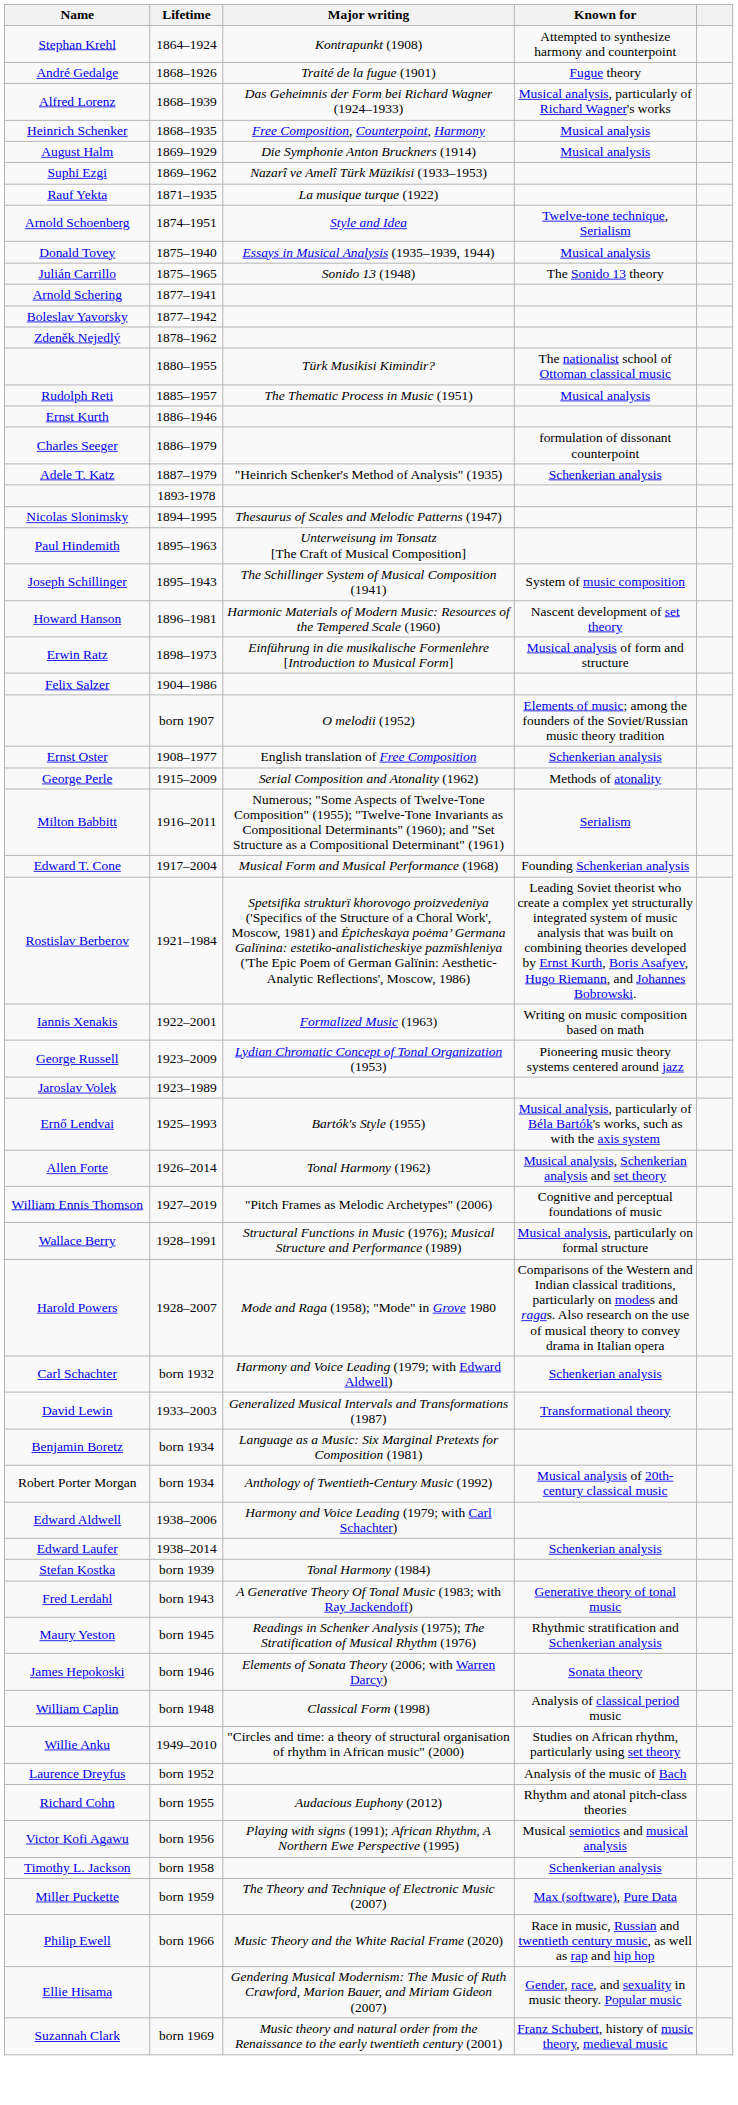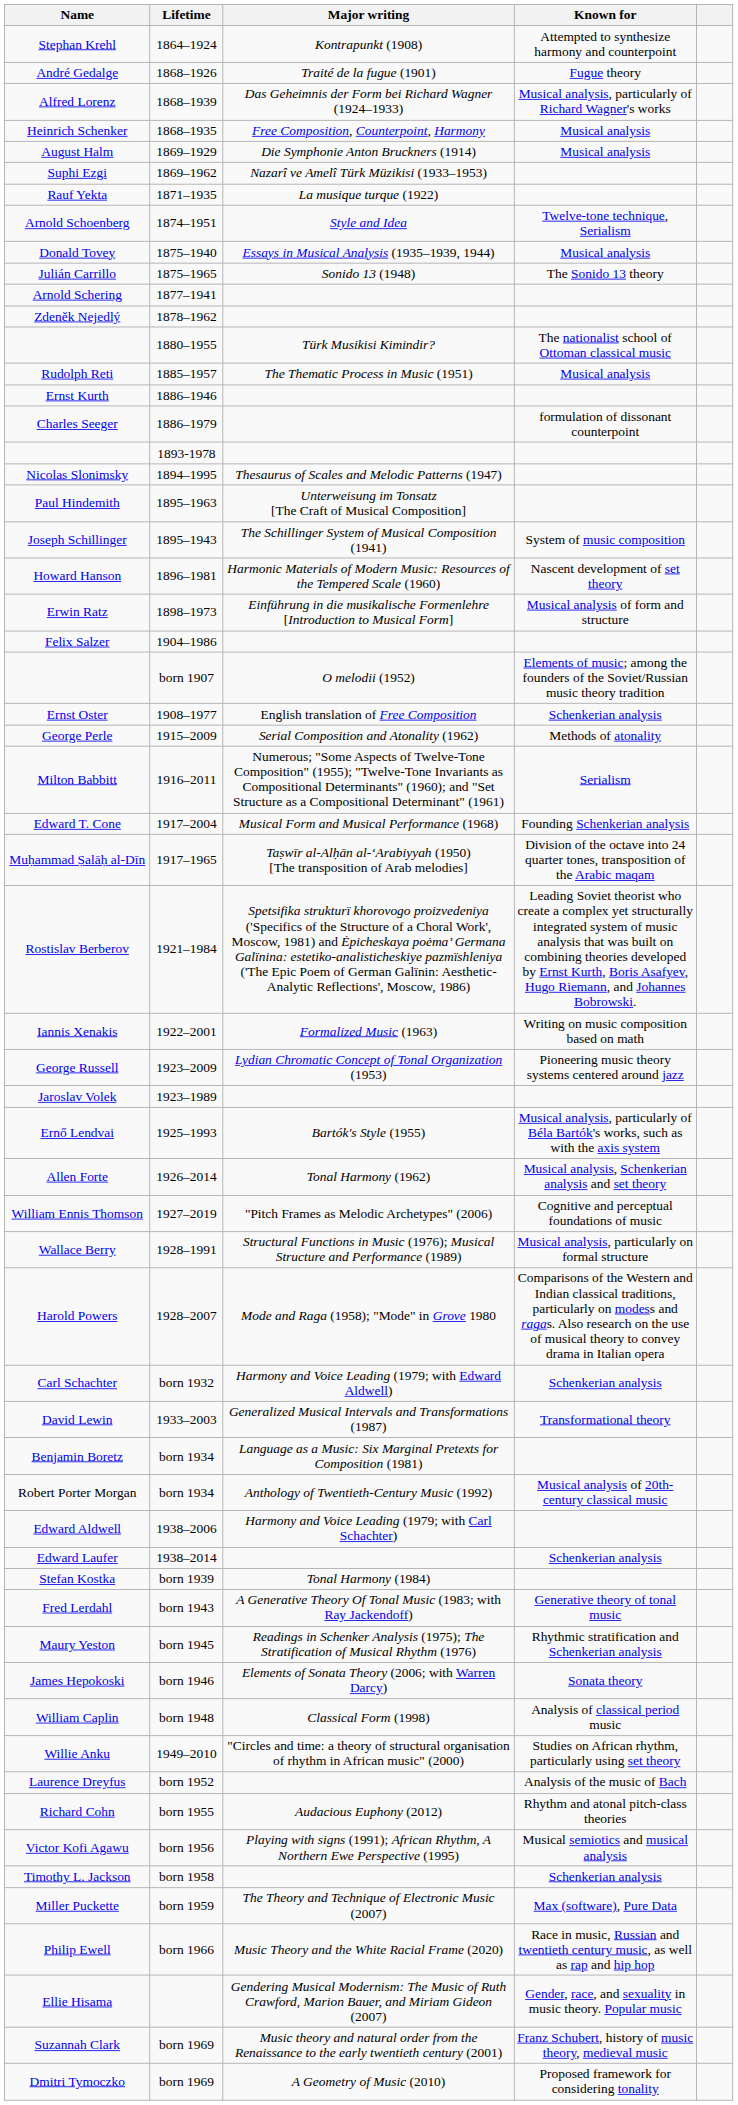- row: (77, 316)
- row: (77, 474)
+ row: (77, 860)
+ row: (77, 2081)
